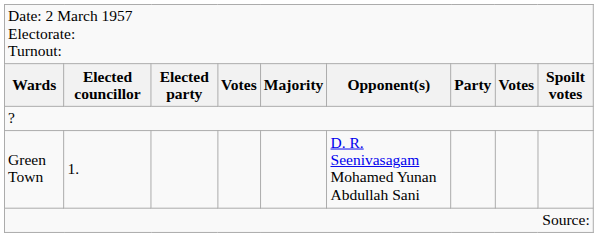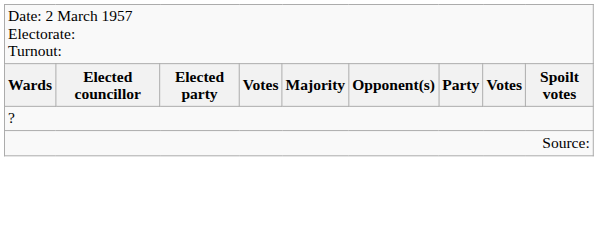- row: (27, 169)
